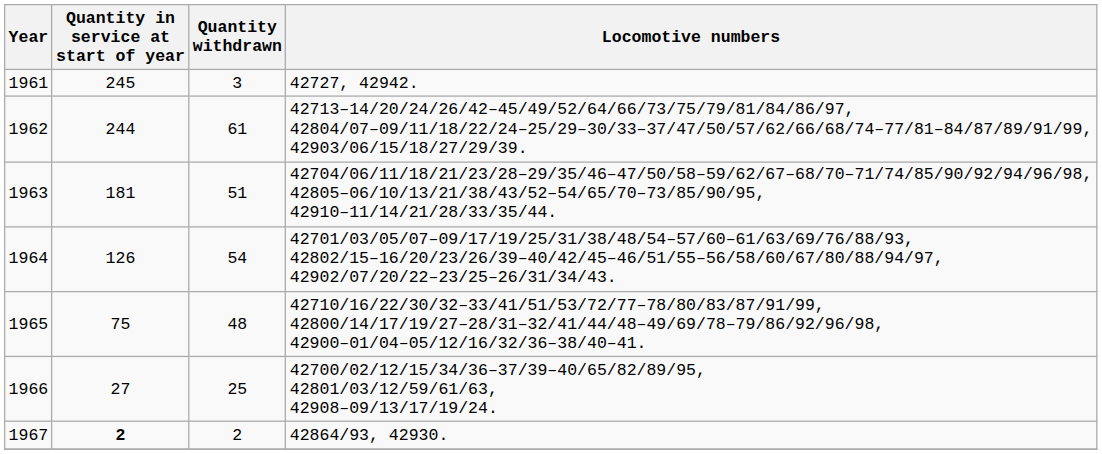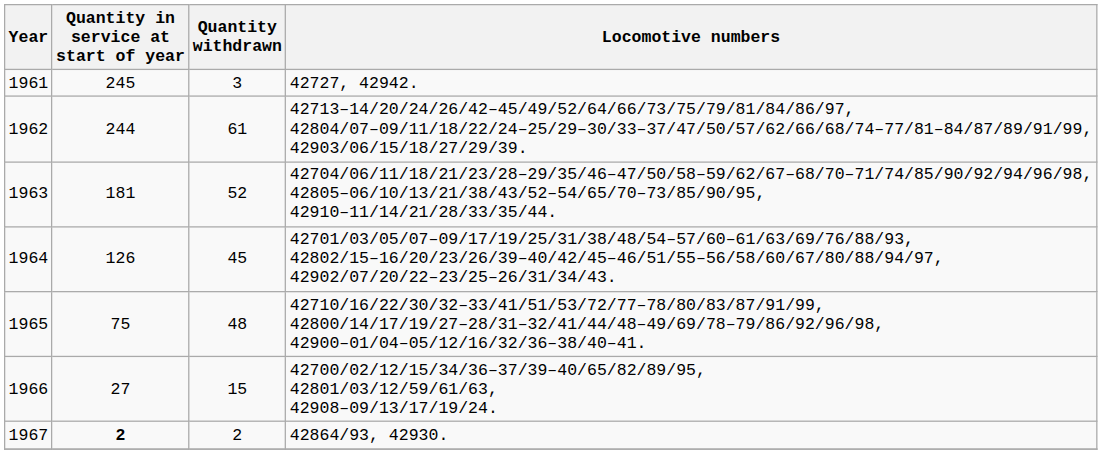(237, 194) 51 -> (237, 194) 52
(237, 259) 54 -> (237, 259) 45
(237, 389) 25 -> (237, 389) 15
